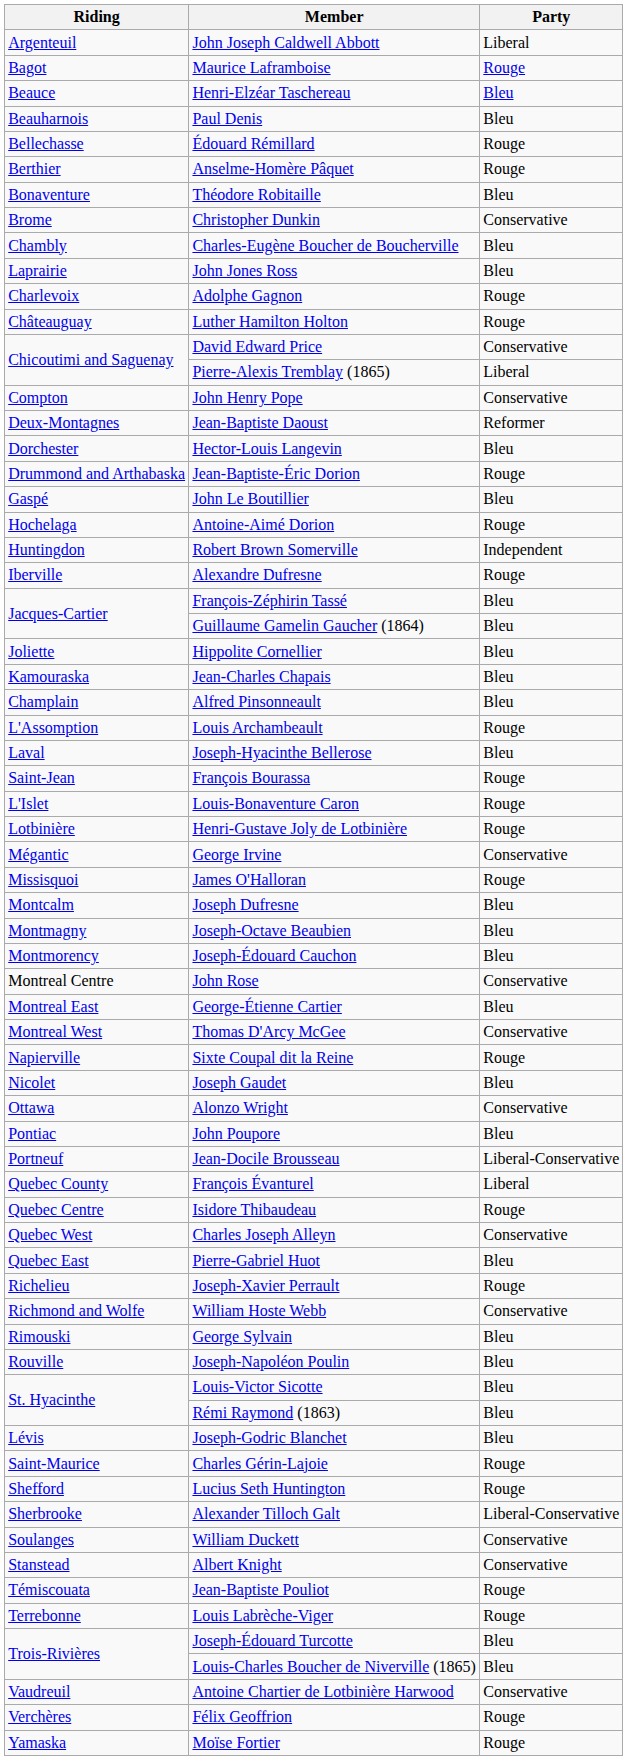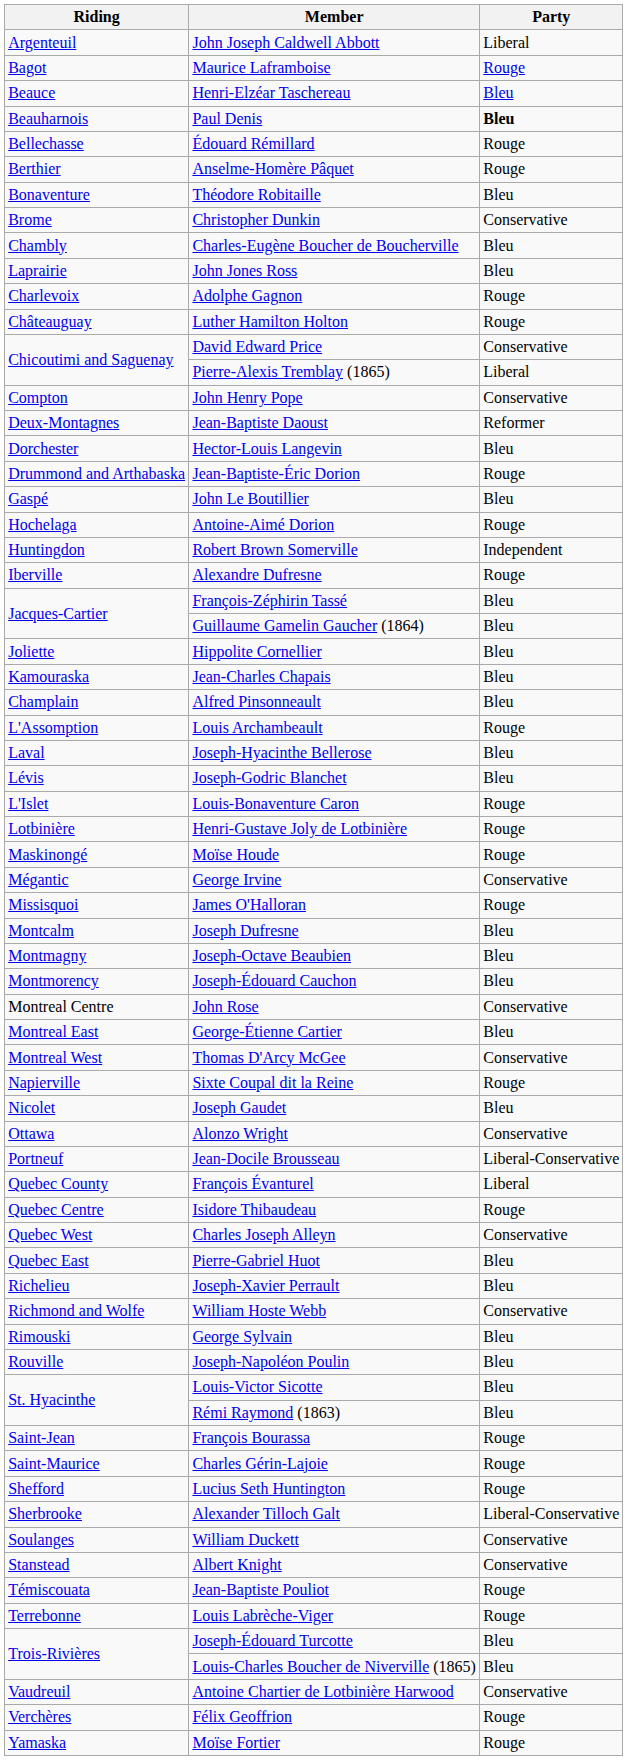(498, 118) normal -> (499, 118) bold
rows swapped: (270, 1438) <-> (251, 778)
+ row: (236, 854)
- row: (236, 1133)
(504, 1285) Rouge -> (498, 1285) Bleu
